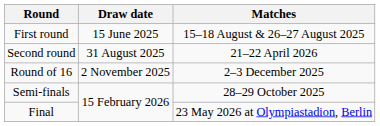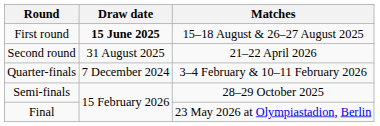(125, 33) normal -> (126, 33) bold
- row: (41, 72)
+ row: (42, 72)
